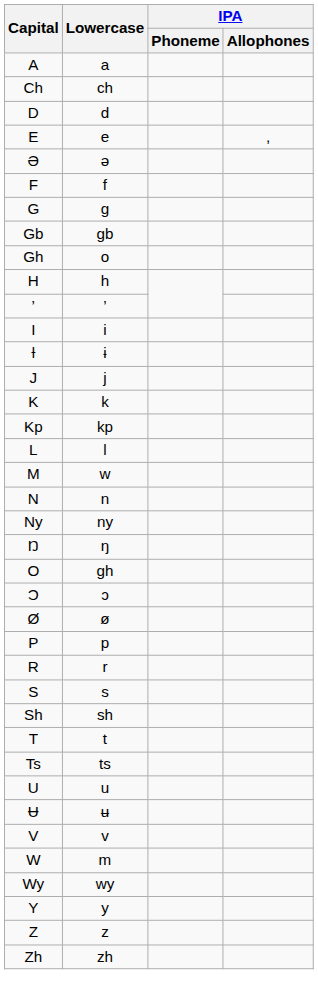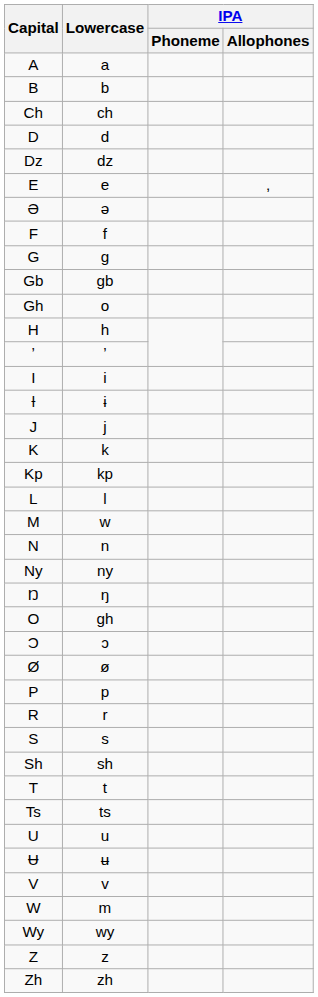+ row: (33, 88)
+ row: (33, 161)
- row: (33, 908)
